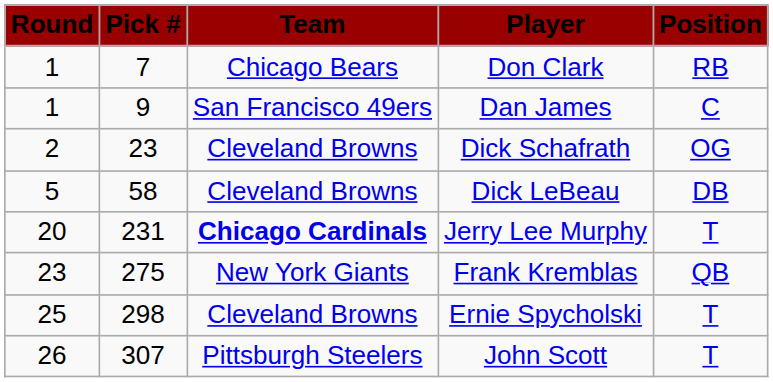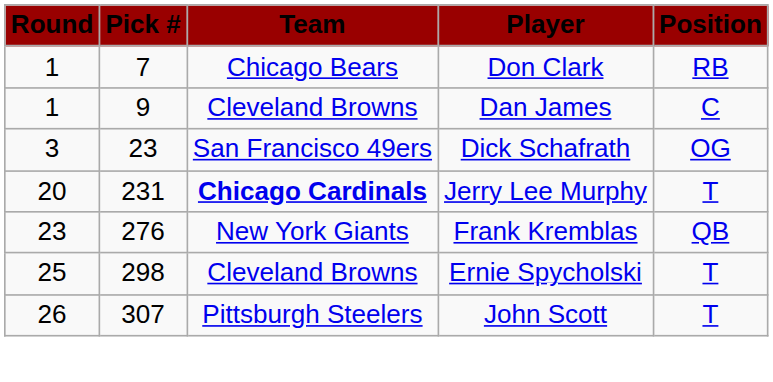(312, 107) San Francisco 49ers -> (312, 107) Cleveland Browns
(52, 149) 2 -> (52, 149) 3
(312, 149) Cleveland Browns -> (312, 149) San Francisco 49ers
- row: (546, 190)
(143, 273) 275 -> (143, 231) 276
